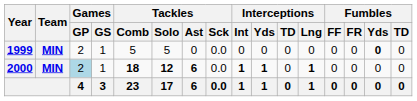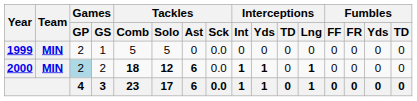(378, 50) bold -> (378, 50) normal
(103, 68) 1 -> (103, 68) 2
